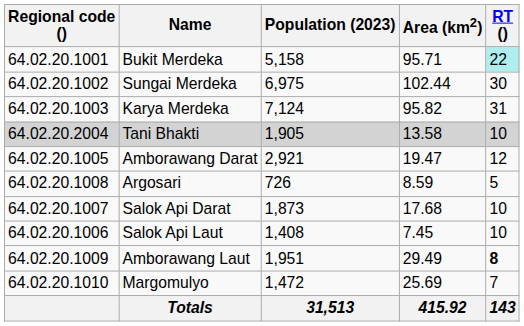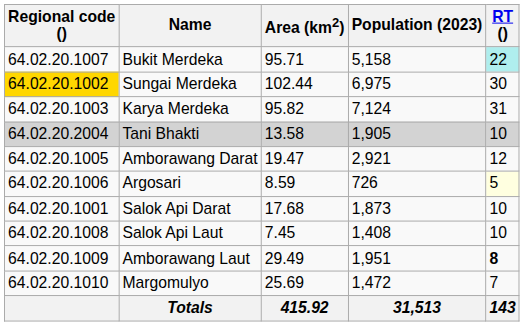columns swapped: (443, 25) <-> (330, 25)
(58, 59) 64.02.20.1001 -> (58, 59) 64.02.20.1007
(58, 84) no background -> (58, 84) gold background
(58, 183) 64.02.20.1008 -> (58, 183) 64.02.20.1006
(494, 183) no background -> (494, 183) lightyellow background
(58, 208) 64.02.20.1007 -> (58, 208) 64.02.20.1001
(58, 233) 64.02.20.1006 -> (58, 233) 64.02.20.1008
